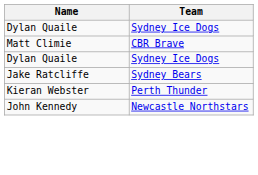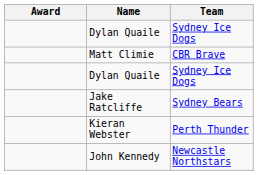+ column: (46, 13)
